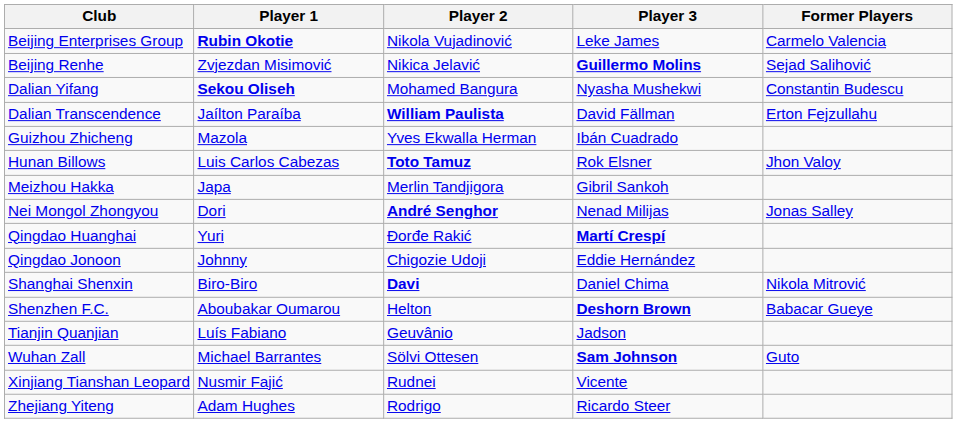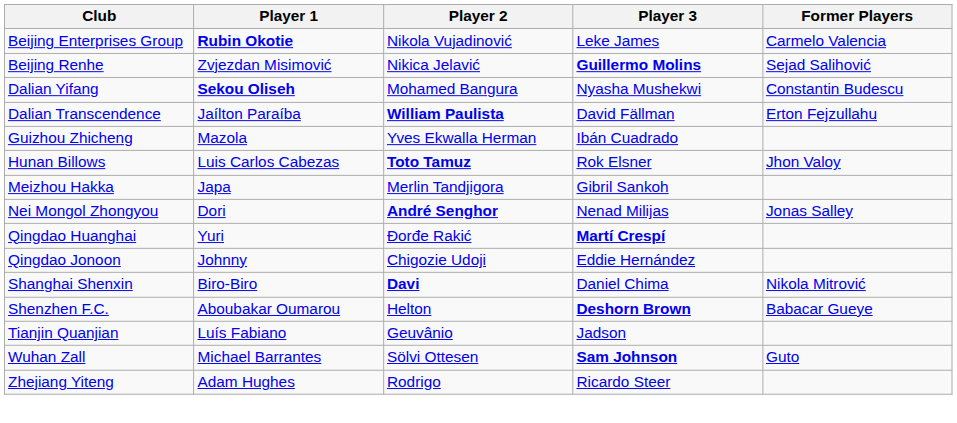- row: (99, 382)
